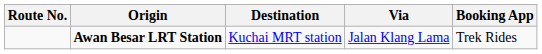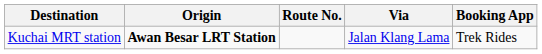columns swapped: (37, 15) <-> (285, 15)
